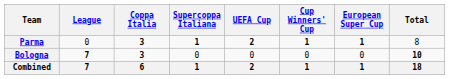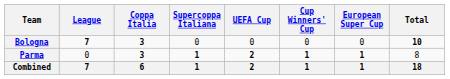rows swapped: (32, 55) <-> (32, 42)
